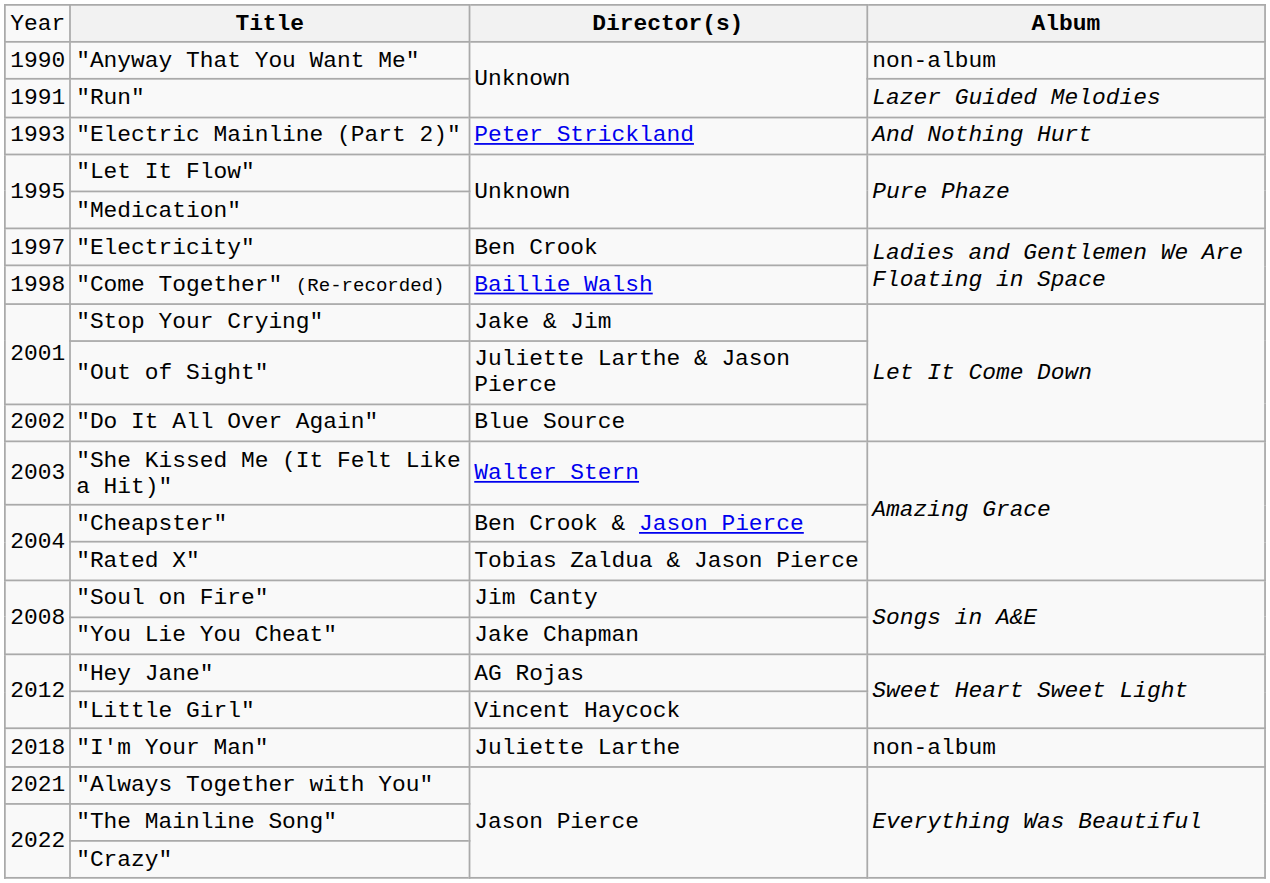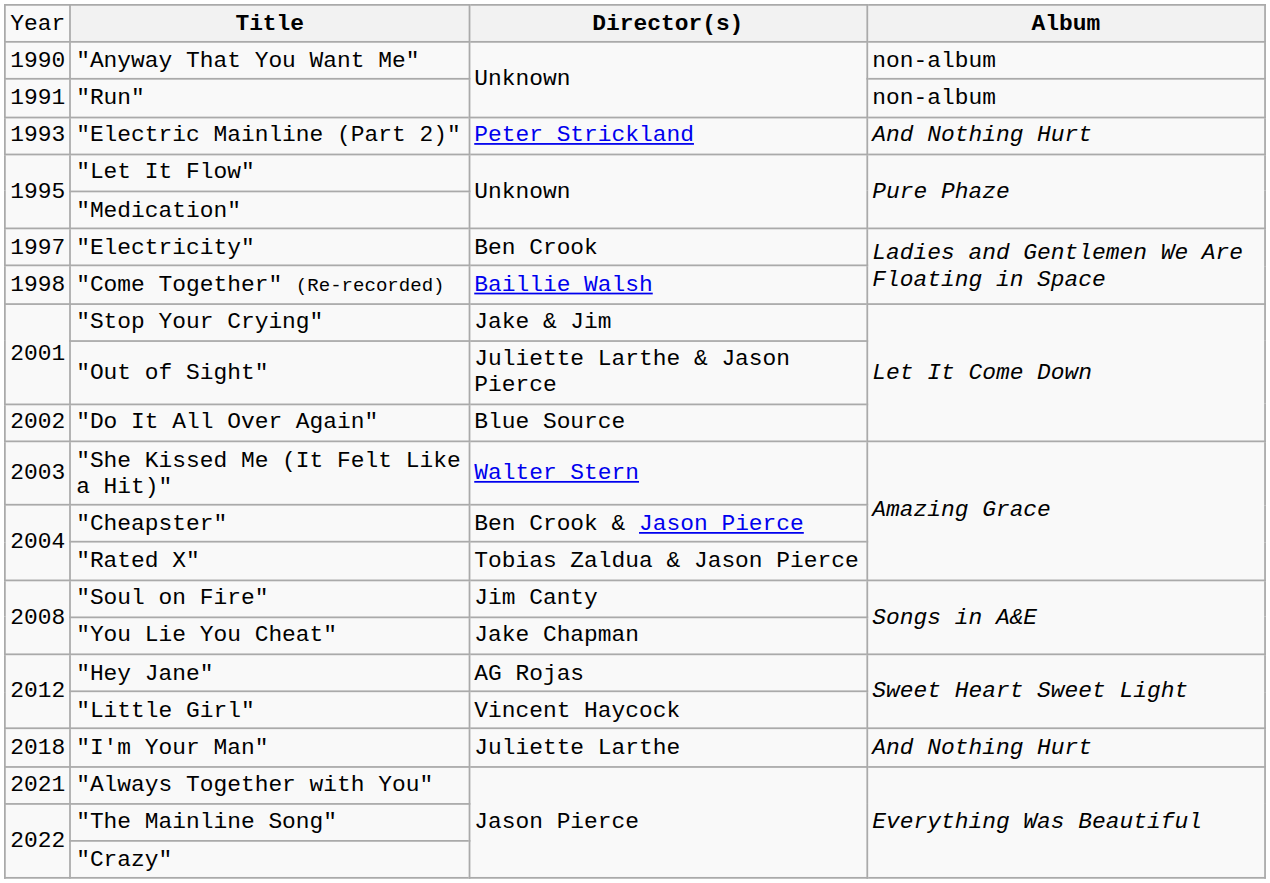(1017, 98) Lazer Guided Melodies -> (934, 98) non-album
(934, 748) non-album -> (982, 748) And Nothing Hurt
